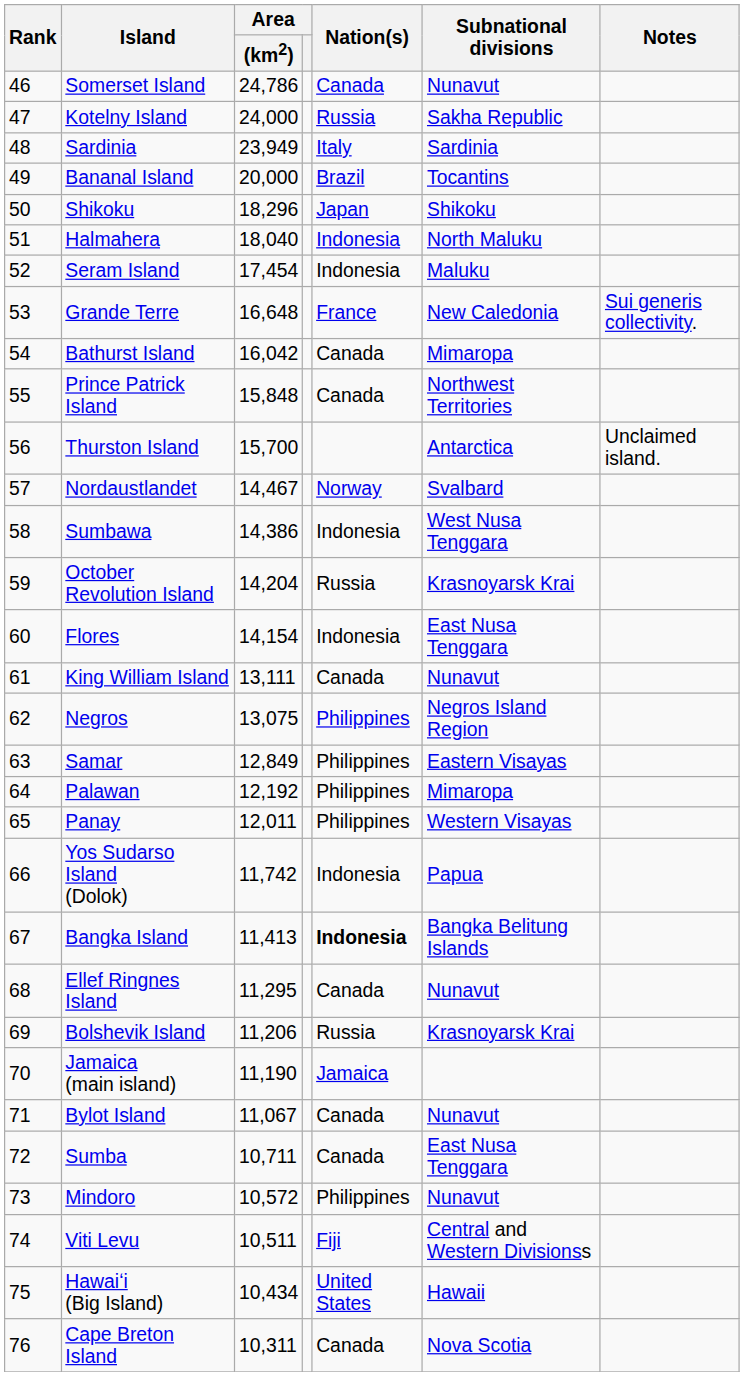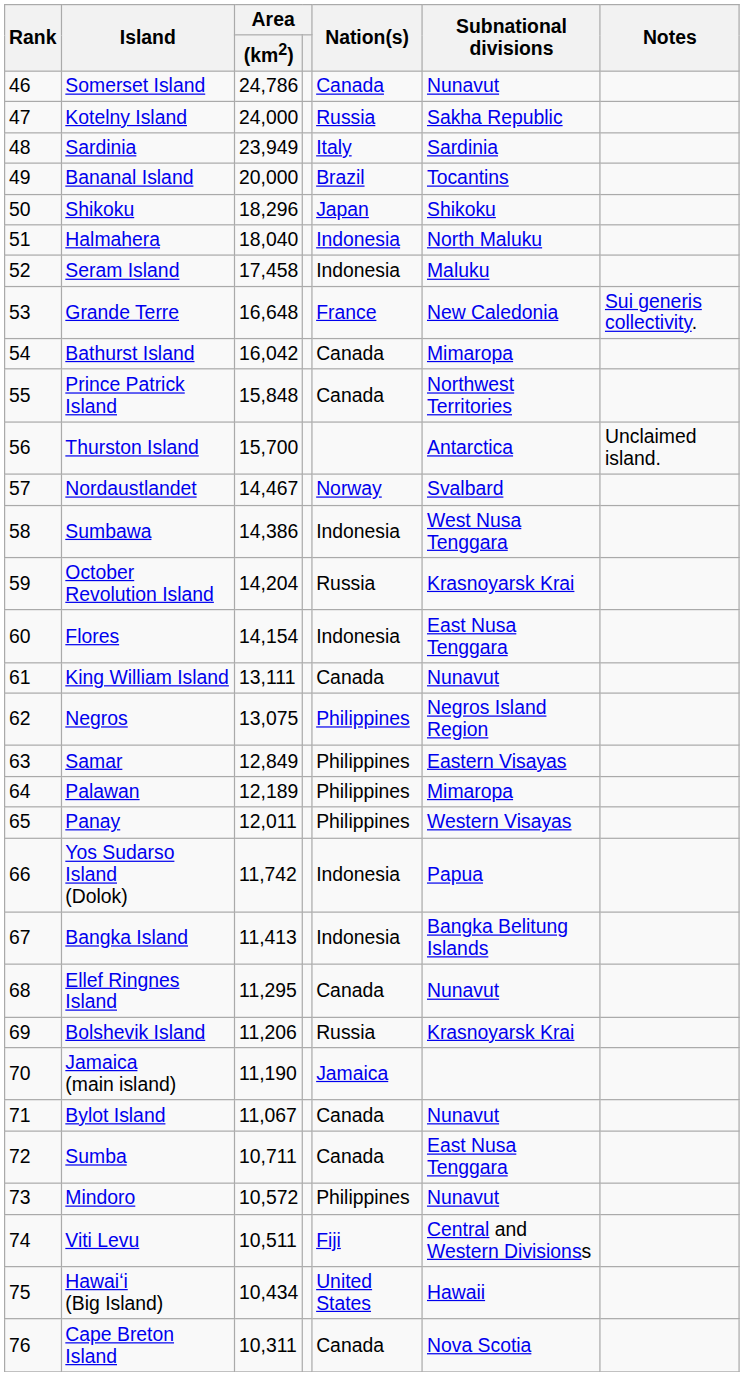(269, 270) 17,454 -> (269, 270) 17,458
(269, 791) 12,192 -> (269, 791) 12,189
(361, 938) bold -> (358, 938) normal
